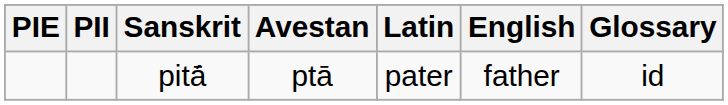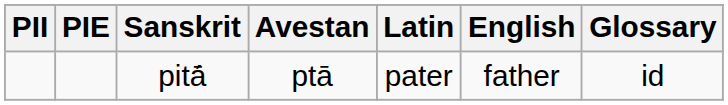columns swapped: (36, 28) <-> (92, 28)
